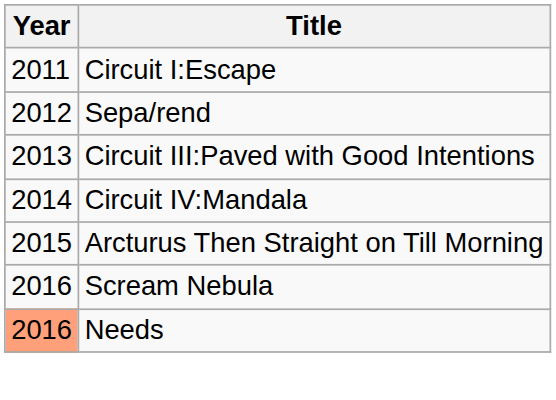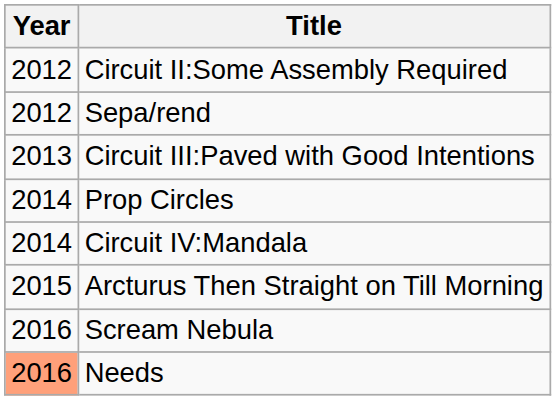- row: (180, 69)
+ row: (296, 69)
+ row: (159, 199)
